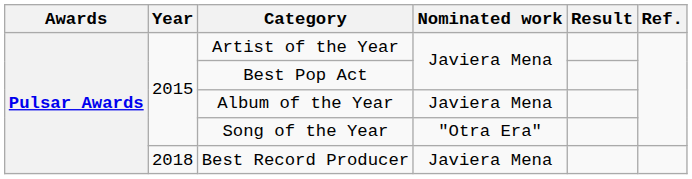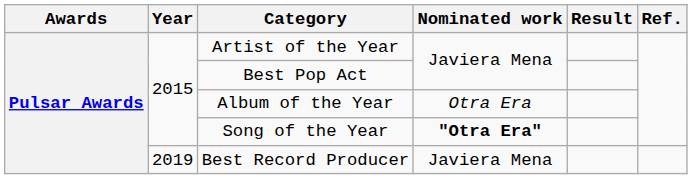(490, 103) Javiera Mena -> (490, 103) Otra Era
(490, 131) normal -> (490, 131) bold
(173, 160) 2018 -> (173, 160) 2019
